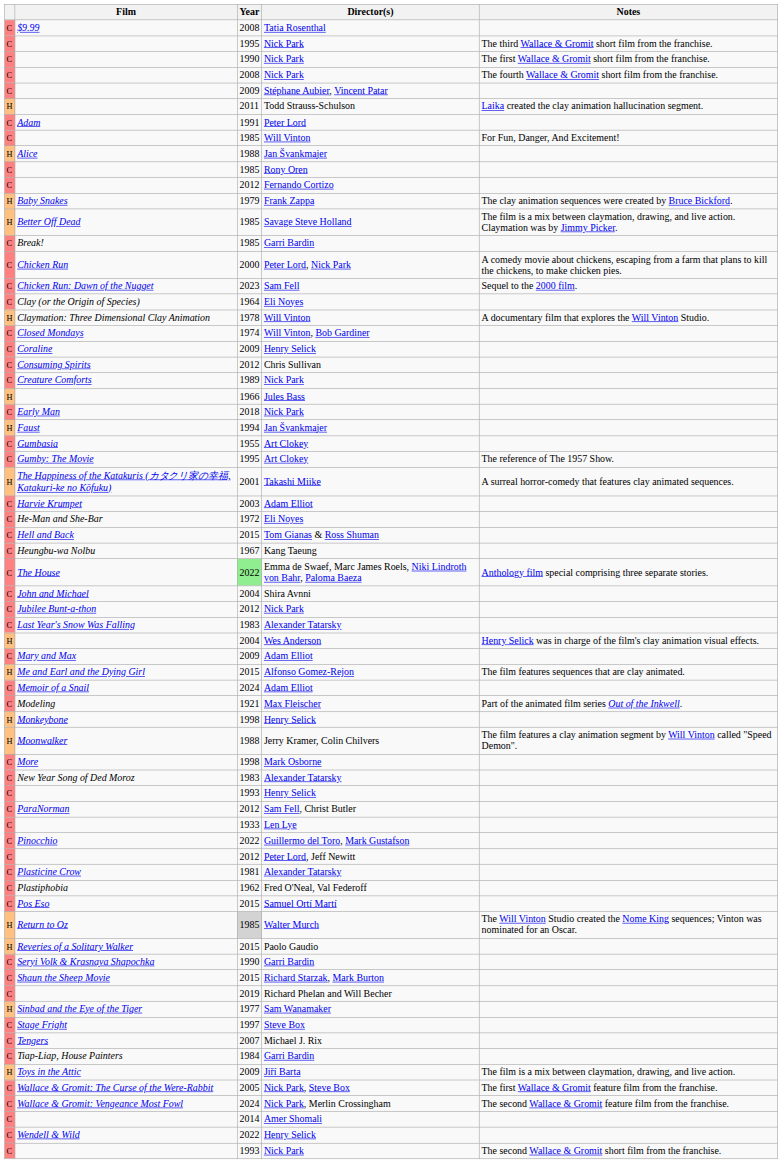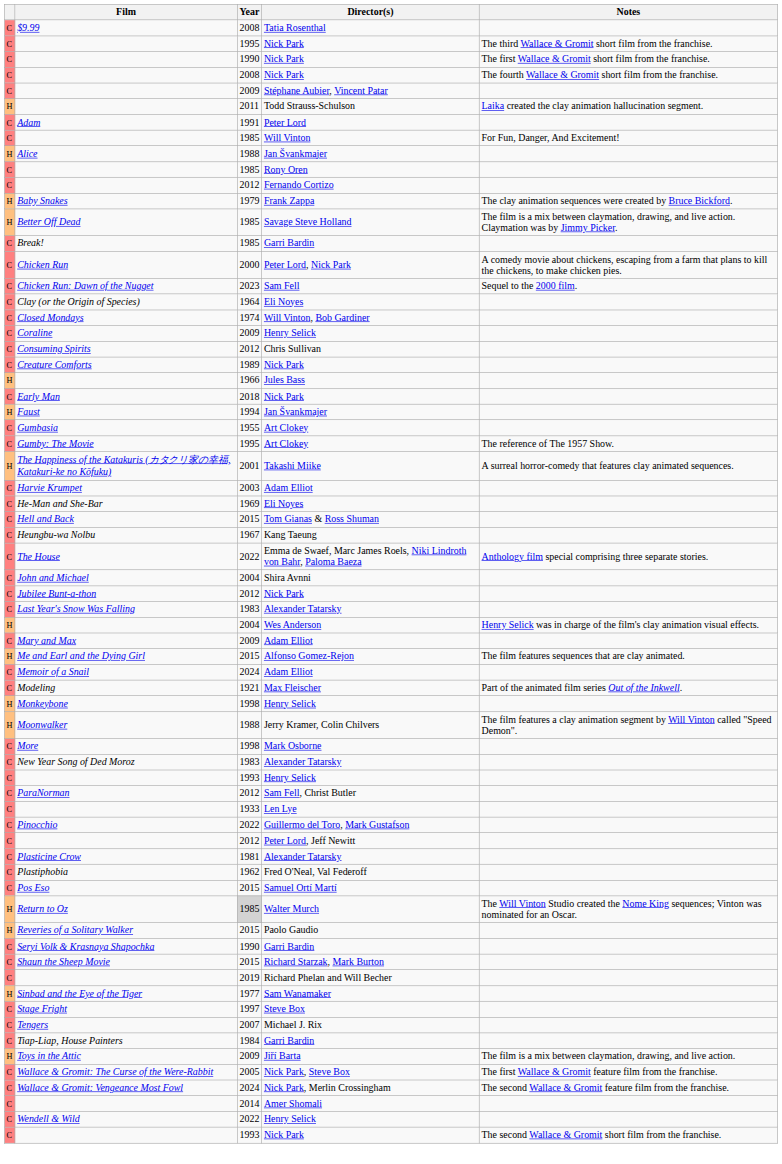- row: (114, 317)
(249, 519) 1972 -> (249, 503) 1969
(249, 572) lightgreen background -> (249, 556) no background
